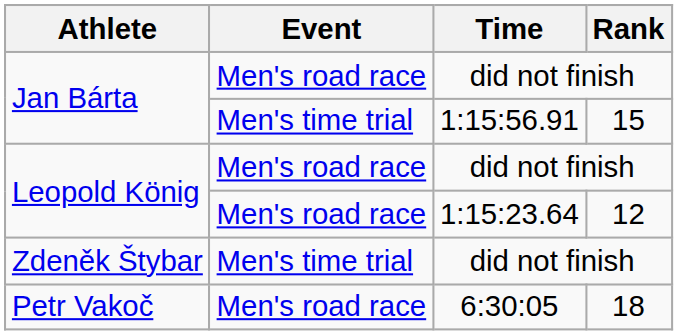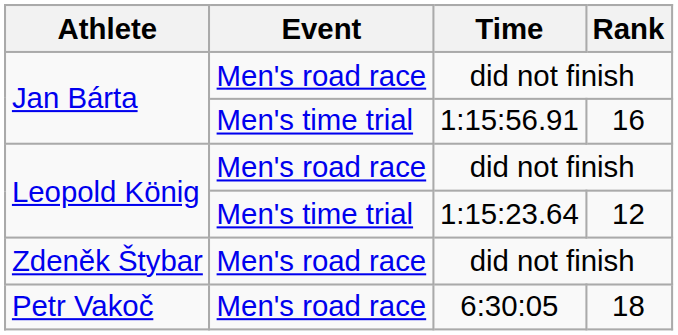(628, 121) 15 -> (628, 121) 16
(321, 214) Men's road race -> (315, 214) Men's time trial
(315, 261) Men's time trial -> (321, 261) Men's road race
